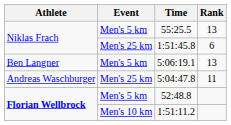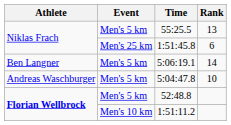(212, 63) 13 -> (212, 63) 14
(126, 79) Men's 25 km -> (124, 79) Men's 5 km
(212, 79) 11 -> (212, 79) 10
